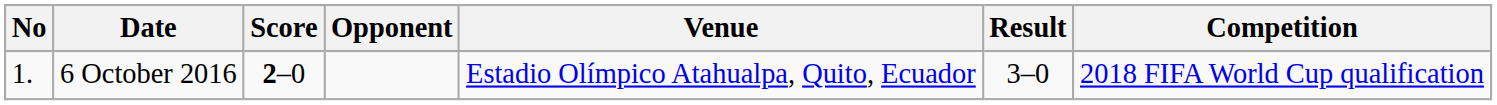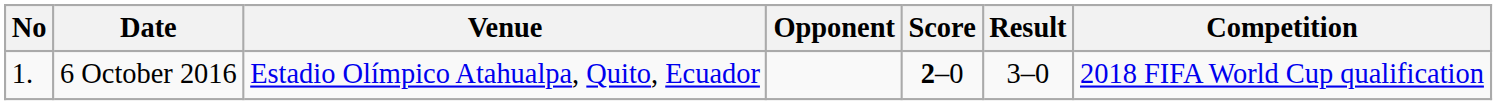columns swapped: (721, 27) <-> (284, 27)
